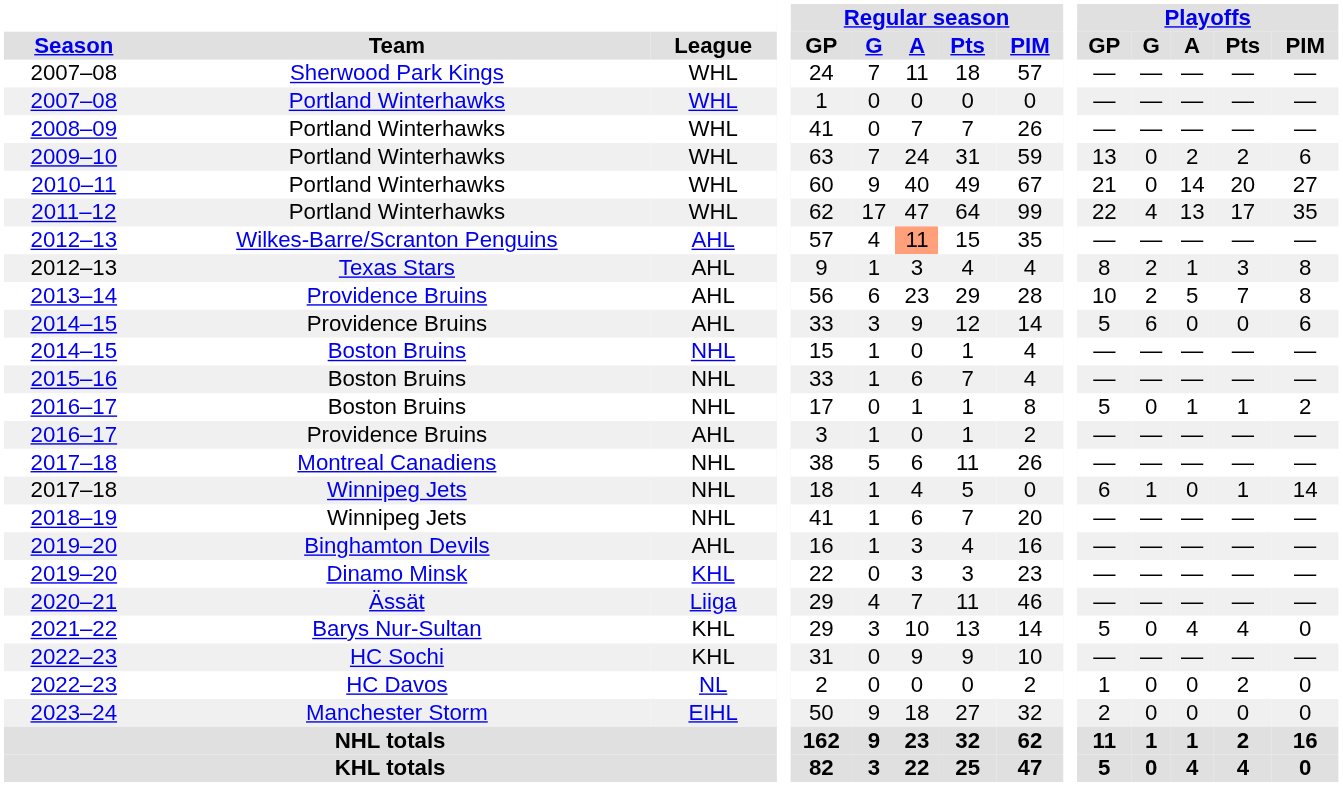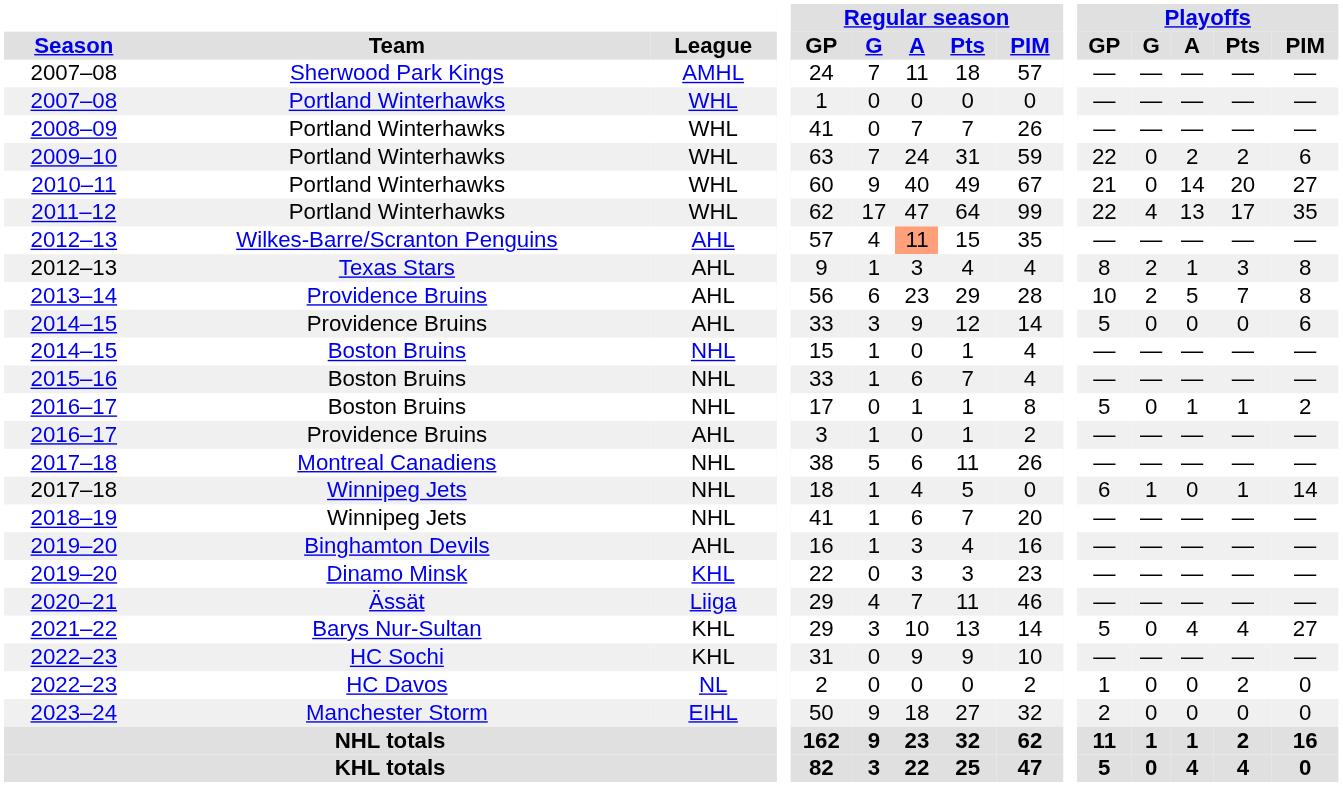(713, 73) WHL -> (713, 73) AMHL
(1104, 156) 13 -> (1104, 156) 22
(1151, 323) 6 -> (1151, 323) 0
(1305, 629) 0 -> (1305, 629) 27
